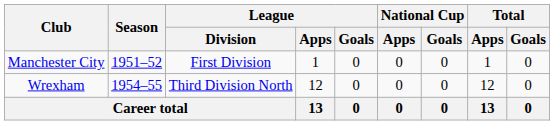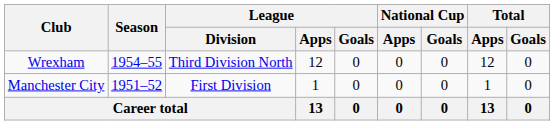rows swapped: (56, 62) <-> (56, 85)
